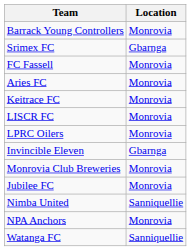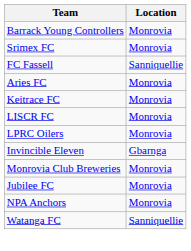(148, 47) Gbarnga -> (150, 47) Monrovia
(150, 64) Monrovia -> (156, 64) Sanniquellie
- row: (38, 202)
